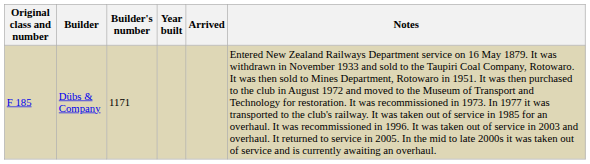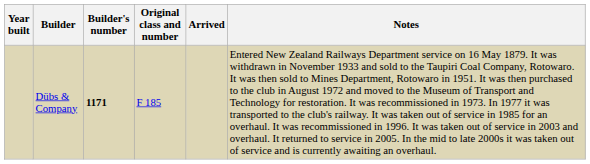columns swapped: (30, 25) <-> (172, 25)
(120, 102) normal -> (96, 102) bold
